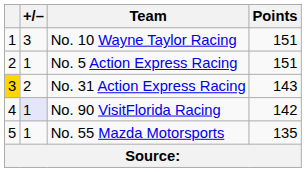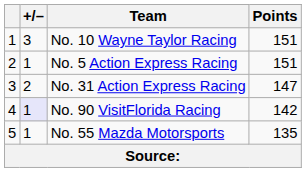(12, 86) gold background -> (12, 86) no background
(285, 86) 143 -> (285, 86) 147
